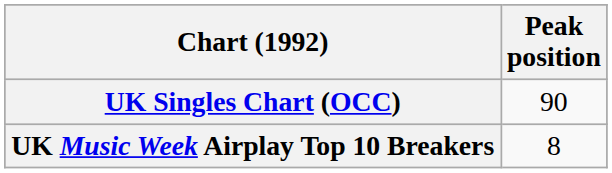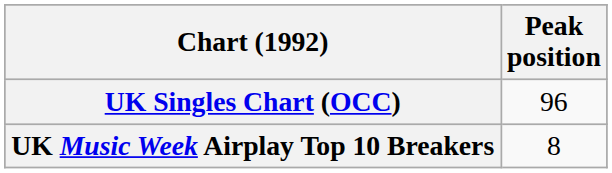(554, 101) 90 -> (554, 101) 96
